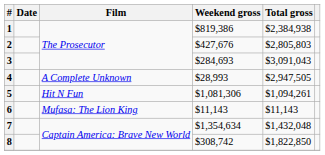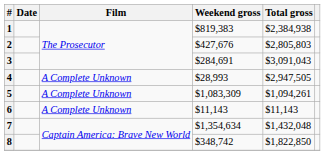(214, 28) $819,386 -> (214, 28) $819,383
(214, 61) $284,693 -> (214, 61) $284,691
(62, 93) Hit N Fun -> (87, 93) A Complete Unknown
(218, 93) $1,081,306 -> (218, 93) $1,083,309
(90, 110) Mufasa: The Lion King -> (87, 110) A Complete Unknown
(214, 142) $308,742 -> (214, 142) $348,742
